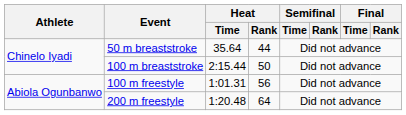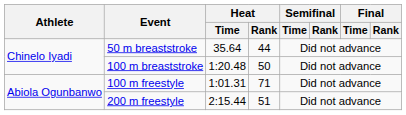(227, 66) 2:15.44 -> (227, 66) 1:20.48
(264, 84) 56 -> (264, 84) 71
(227, 101) 1:20.48 -> (227, 101) 2:15.44
(264, 101) 64 -> (264, 101) 51
